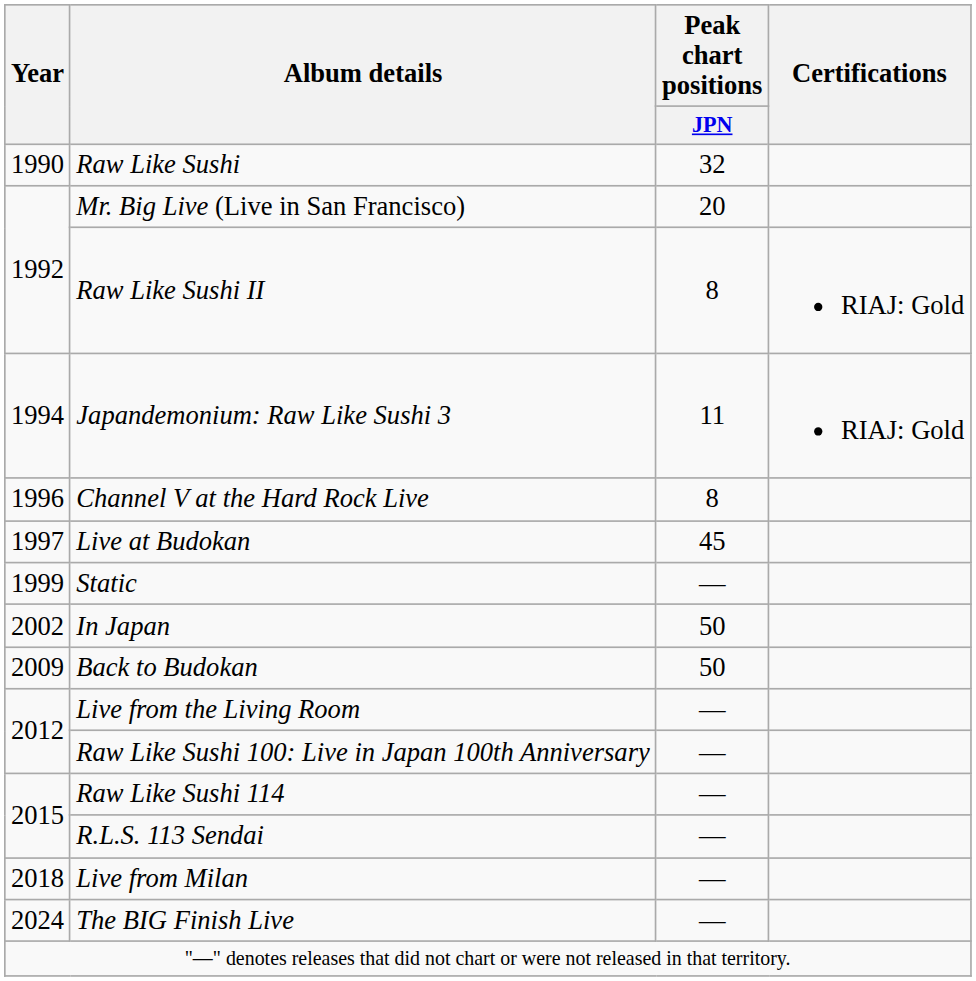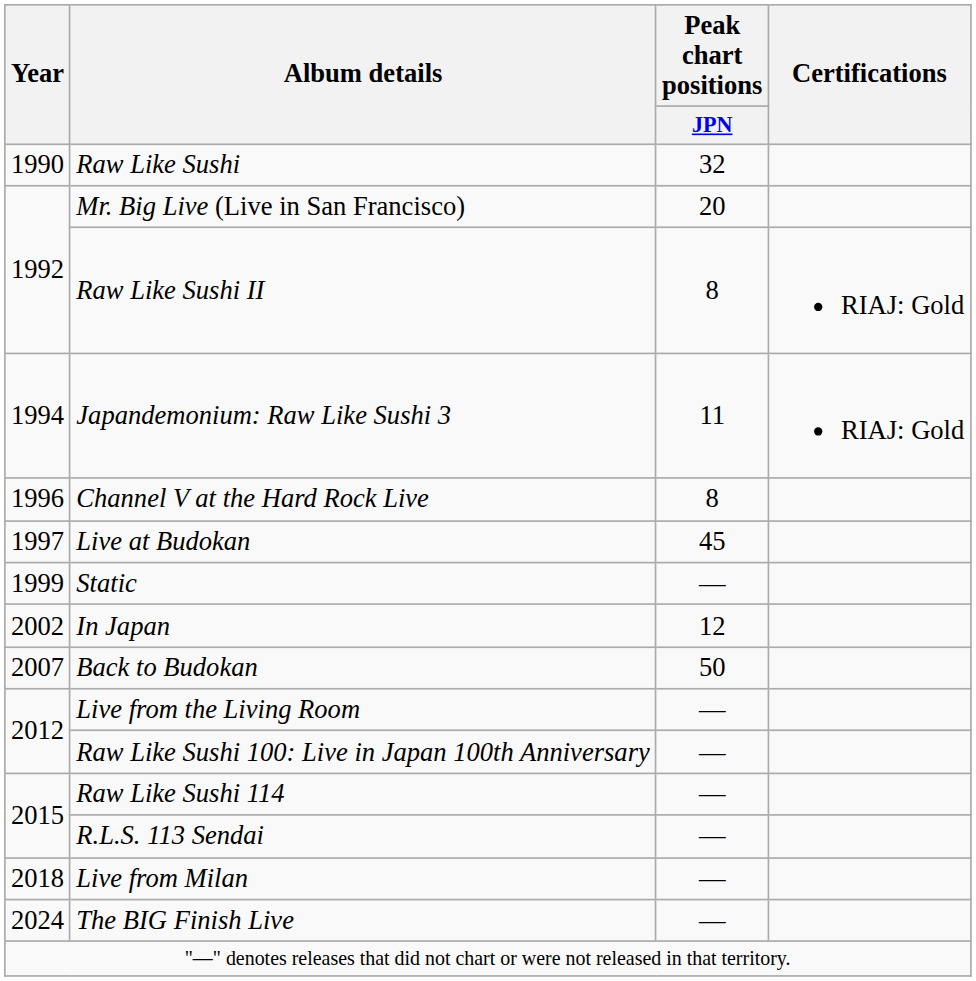(712, 625) 50 -> (712, 625) 12
(38, 667) 2009 -> (38, 667) 2007
